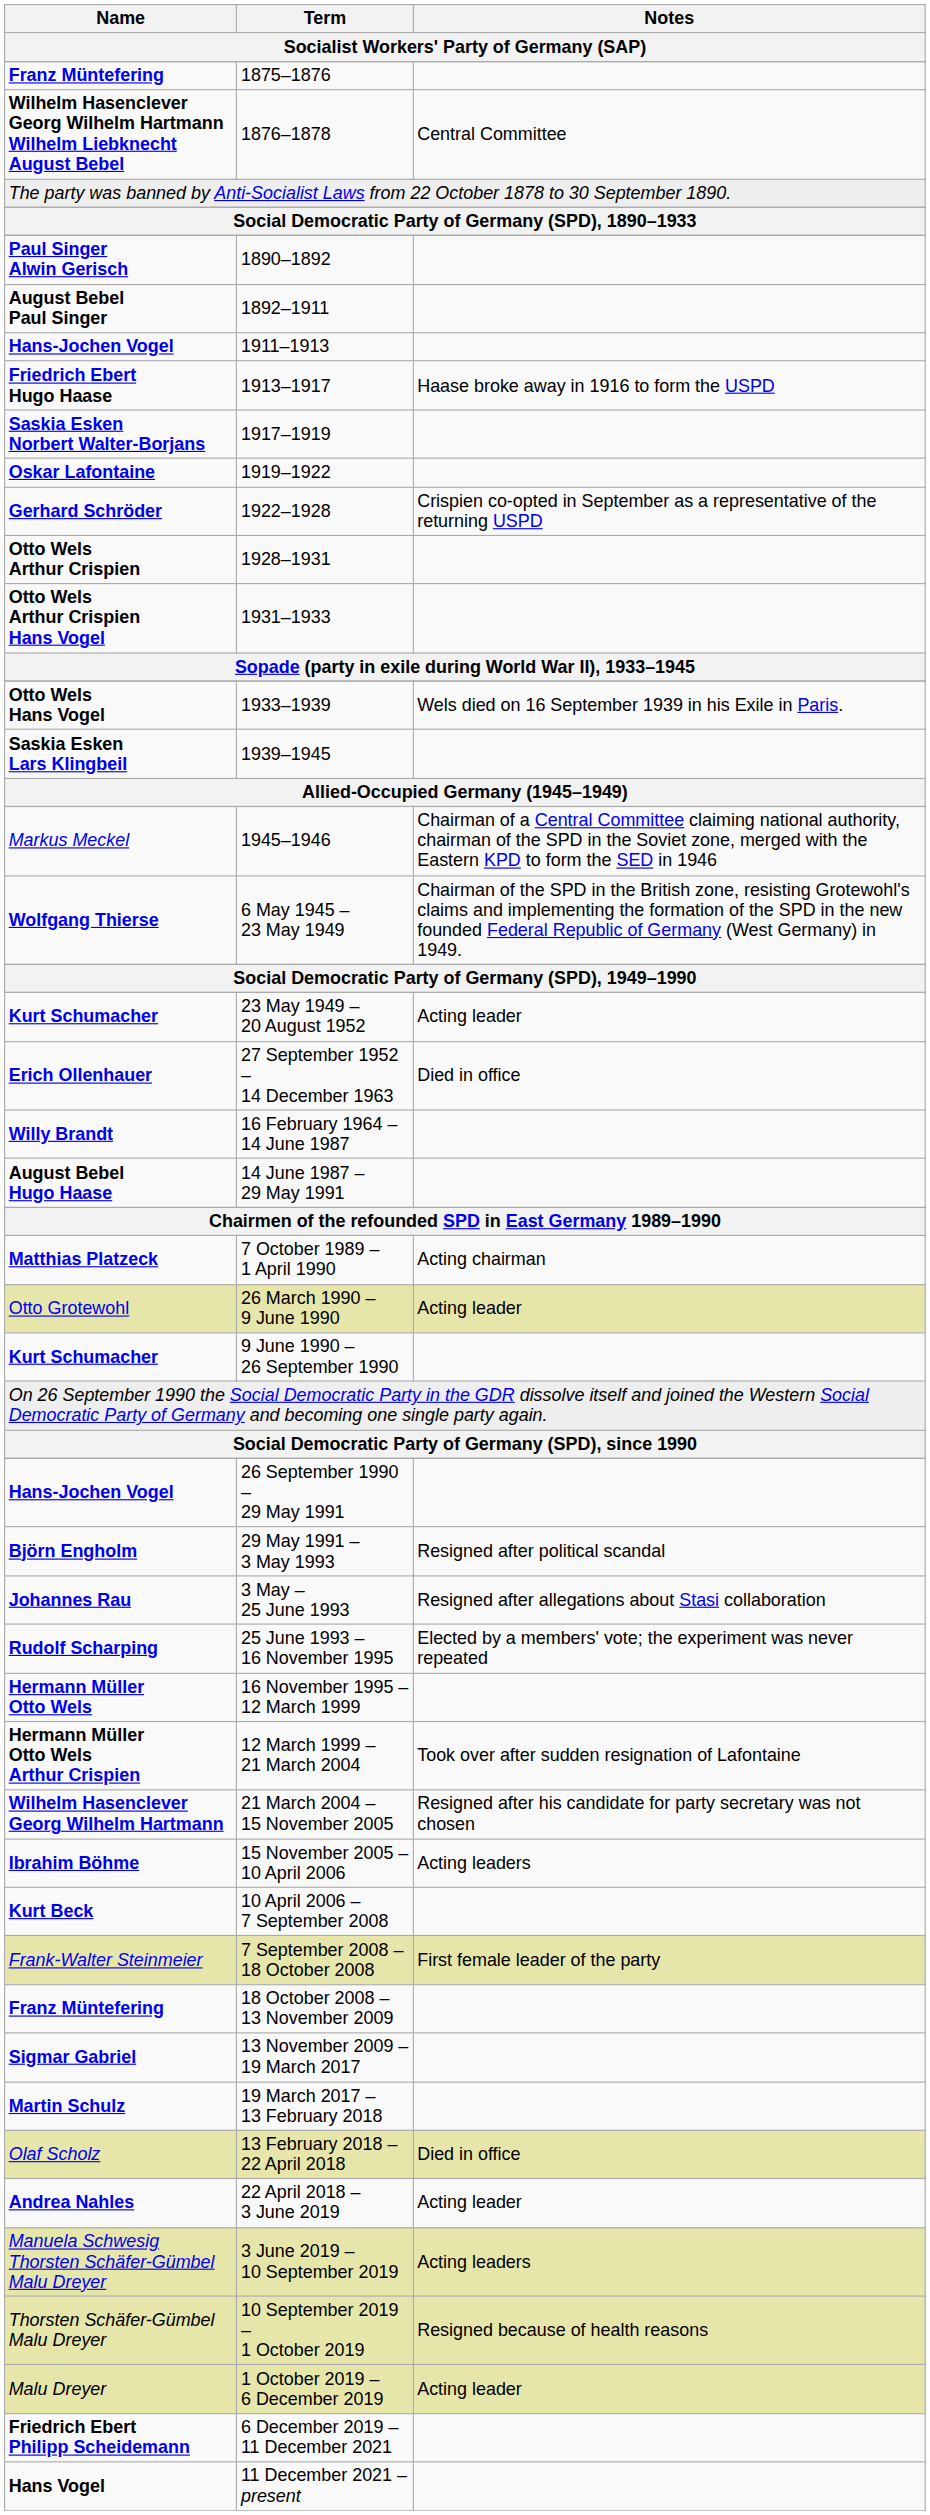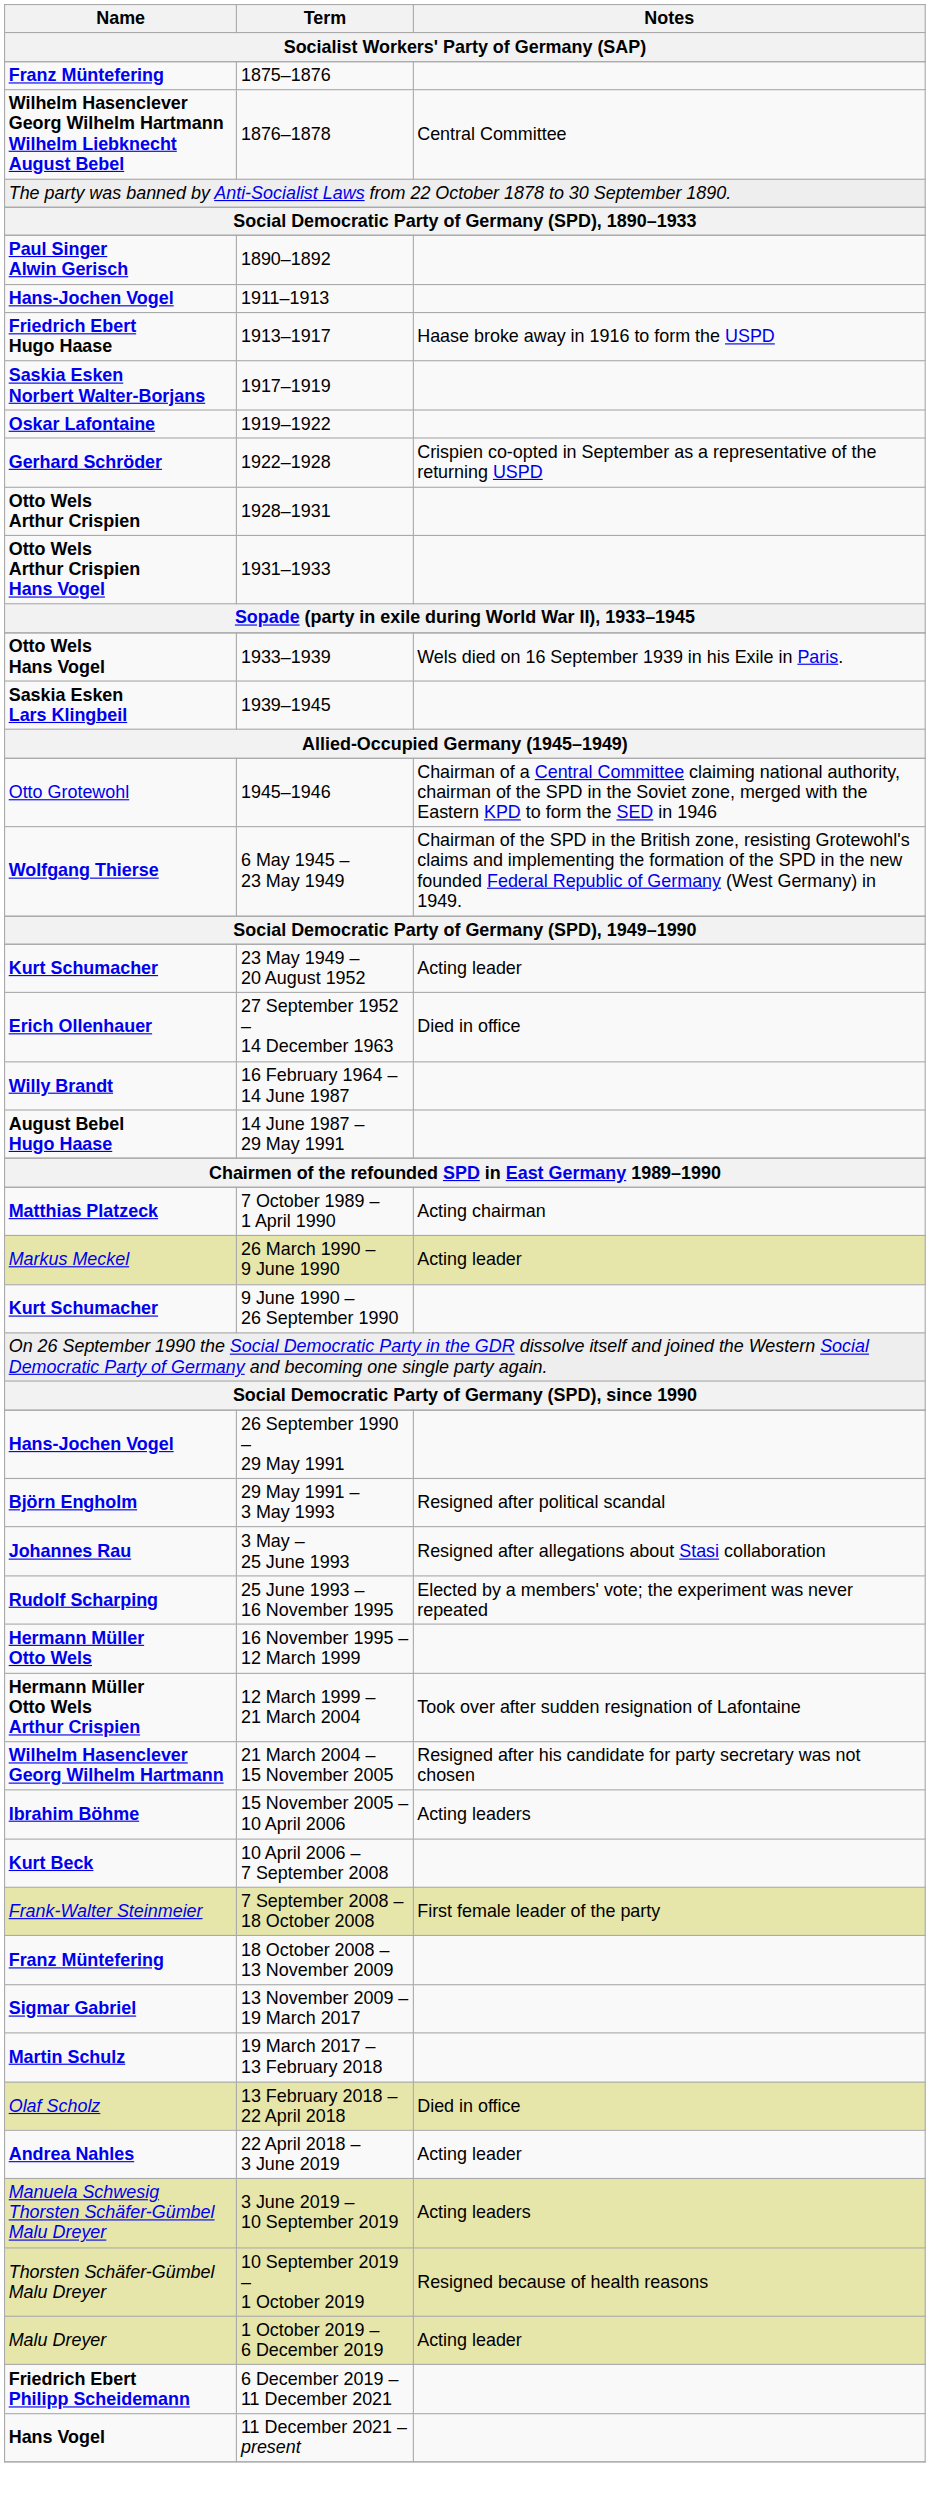- row: (285, 308)
(69, 840) Markus Meckel -> (69, 792) Otto Grotewohl
(69, 1308) Otto Grotewohl -> (69, 1259) Markus Meckel
